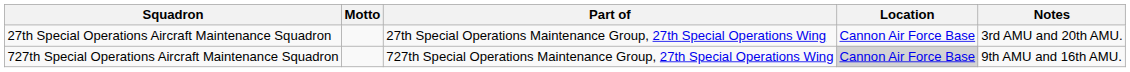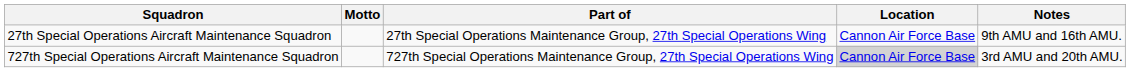(1052, 35) 3rd AMU and 20th AMU. -> (1052, 35) 9th AMU and 16th AMU.
(1052, 56) 9th AMU and 16th AMU. -> (1052, 56) 3rd AMU and 20th AMU.
